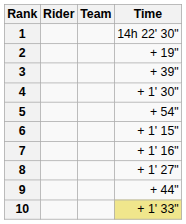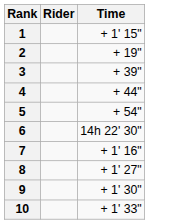- column: (96, 14)
(148, 33) 14h 22' 30" -> (121, 33) + 1' 15"
(158, 92) + 1' 30" -> (127, 92) + 44"
(158, 131) + 1' 15" -> (111, 131) 14h 22' 30"
(164, 190) + 44" -> (121, 190) + 1' 30"
(158, 209) khaki background -> (121, 209) no background
